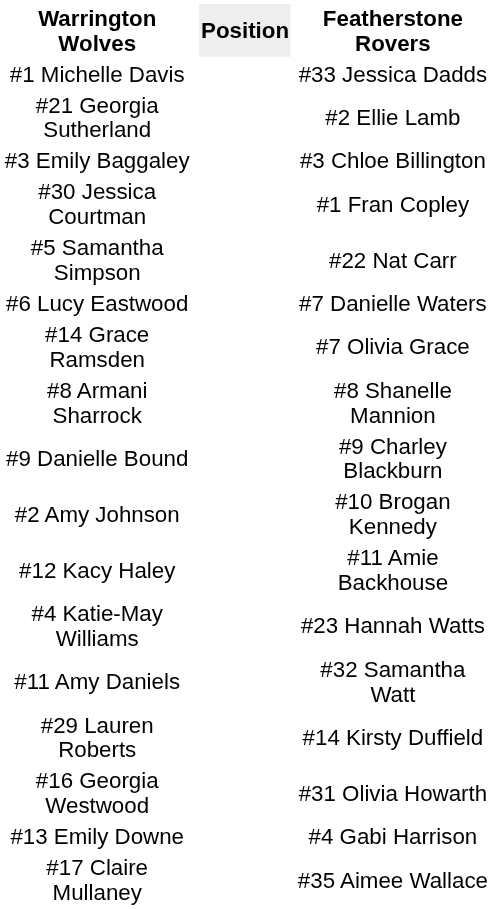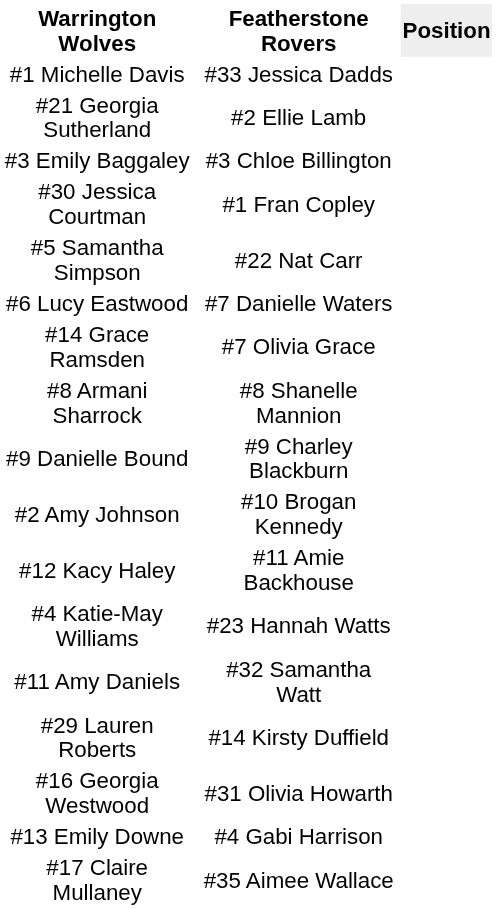columns swapped: (245, 30) <-> (393, 30)
